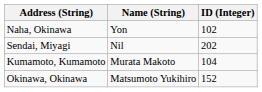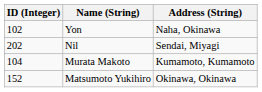columns swapped: (228, 12) <-> (56, 12)
